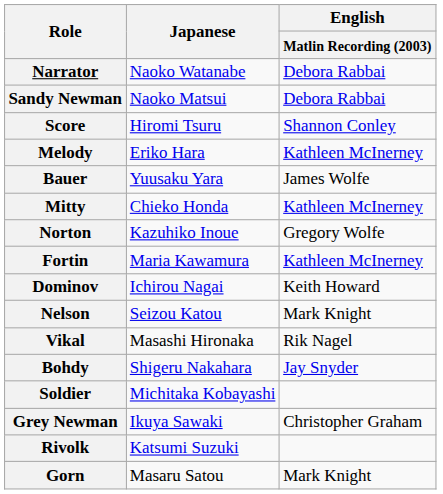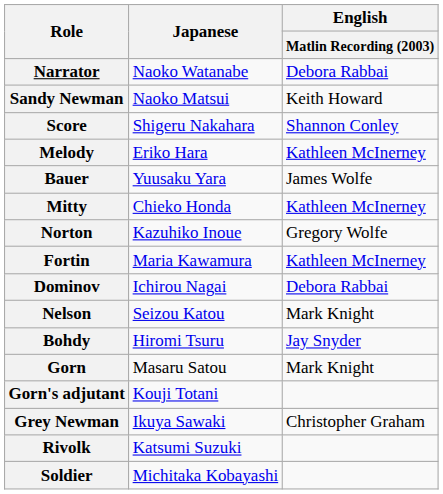(334, 98) Debora Rabbai -> (334, 98) Keith Howard
(175, 125) Hiromi Tsuru -> (194, 125) Shigeru Nakahara
(331, 286) Keith Howard -> (337, 286) Debora Rabbai
- row: (65, 340)
(191, 367) Shigeru Nakahara -> (178, 340) Hiromi Tsuru
rows swapped: (65, 475) <-> (65, 394)
+ row: (67, 394)
